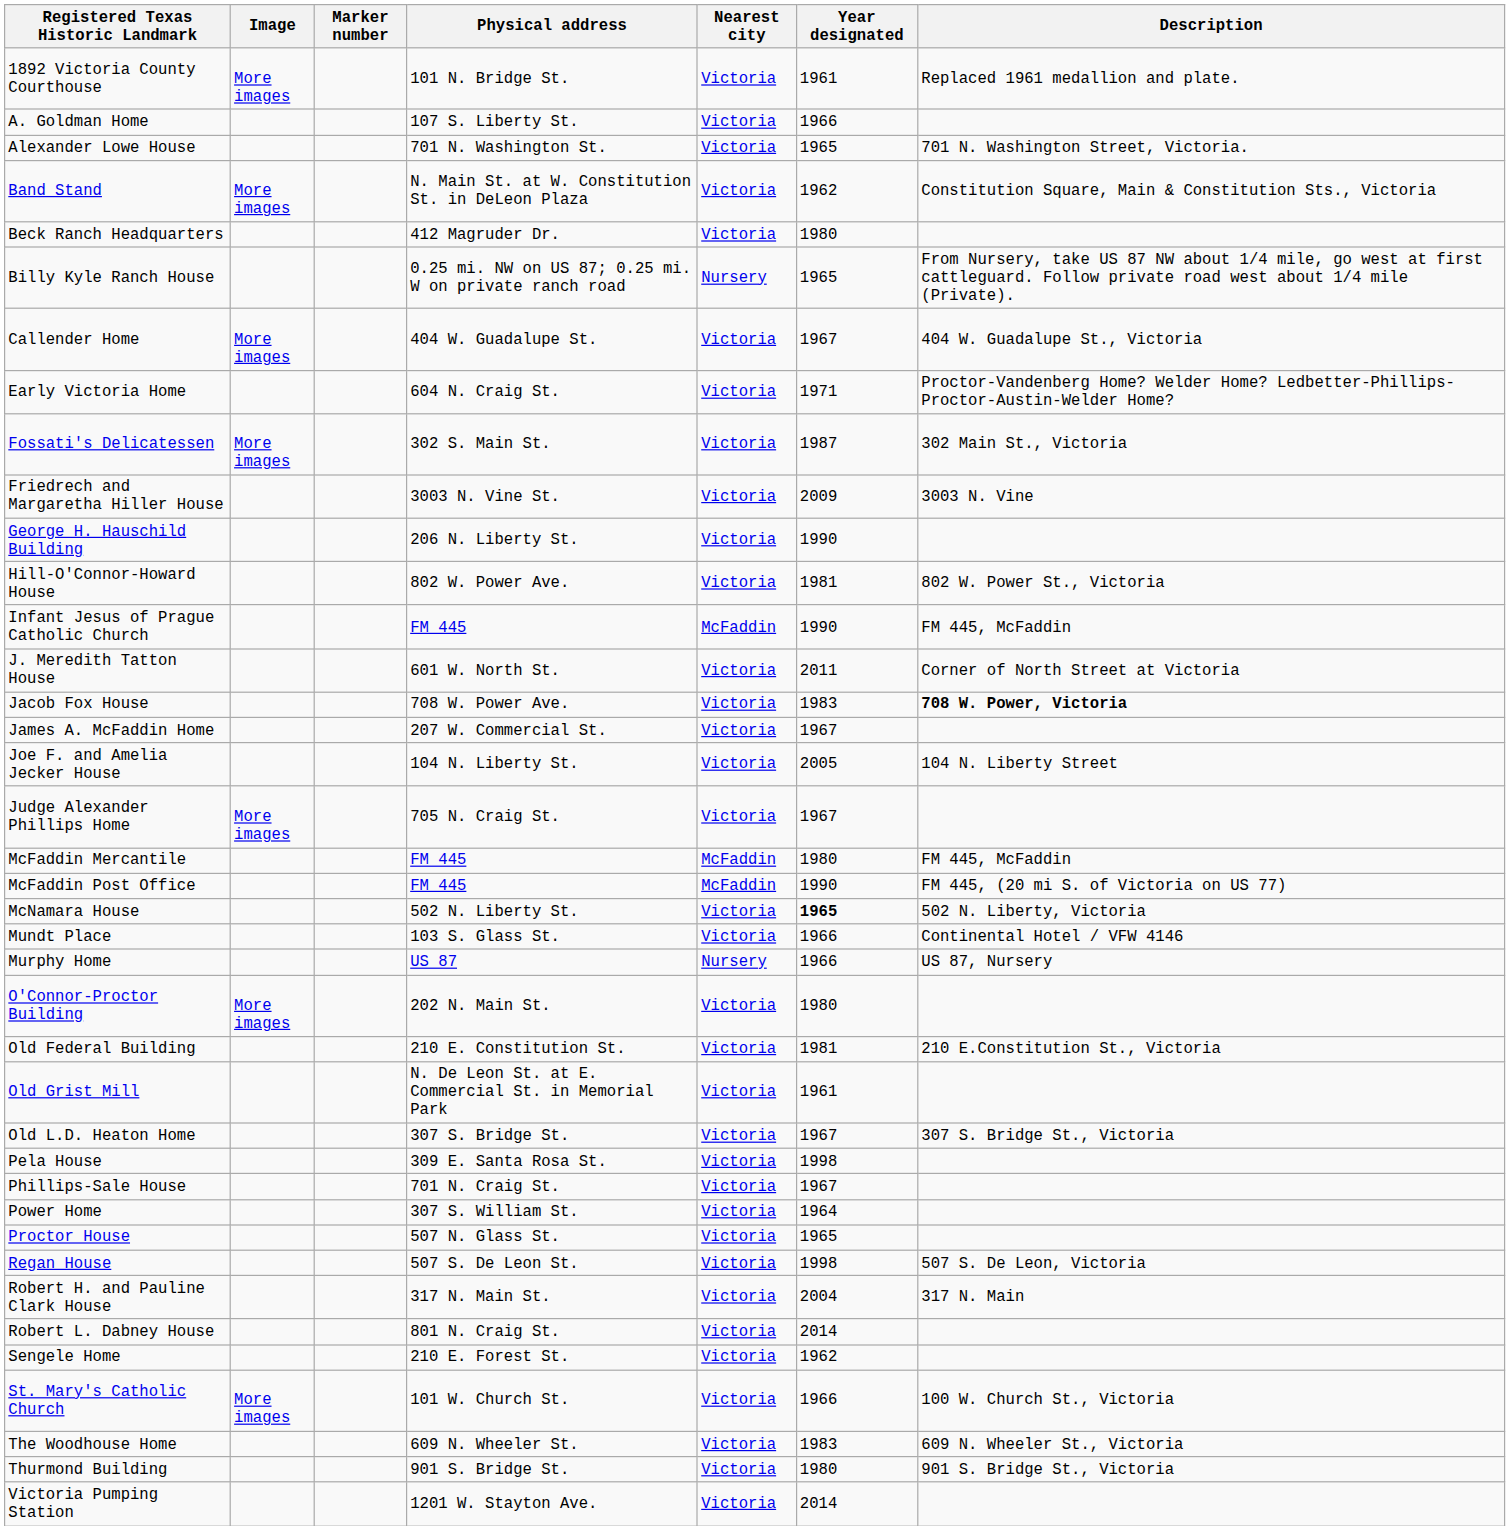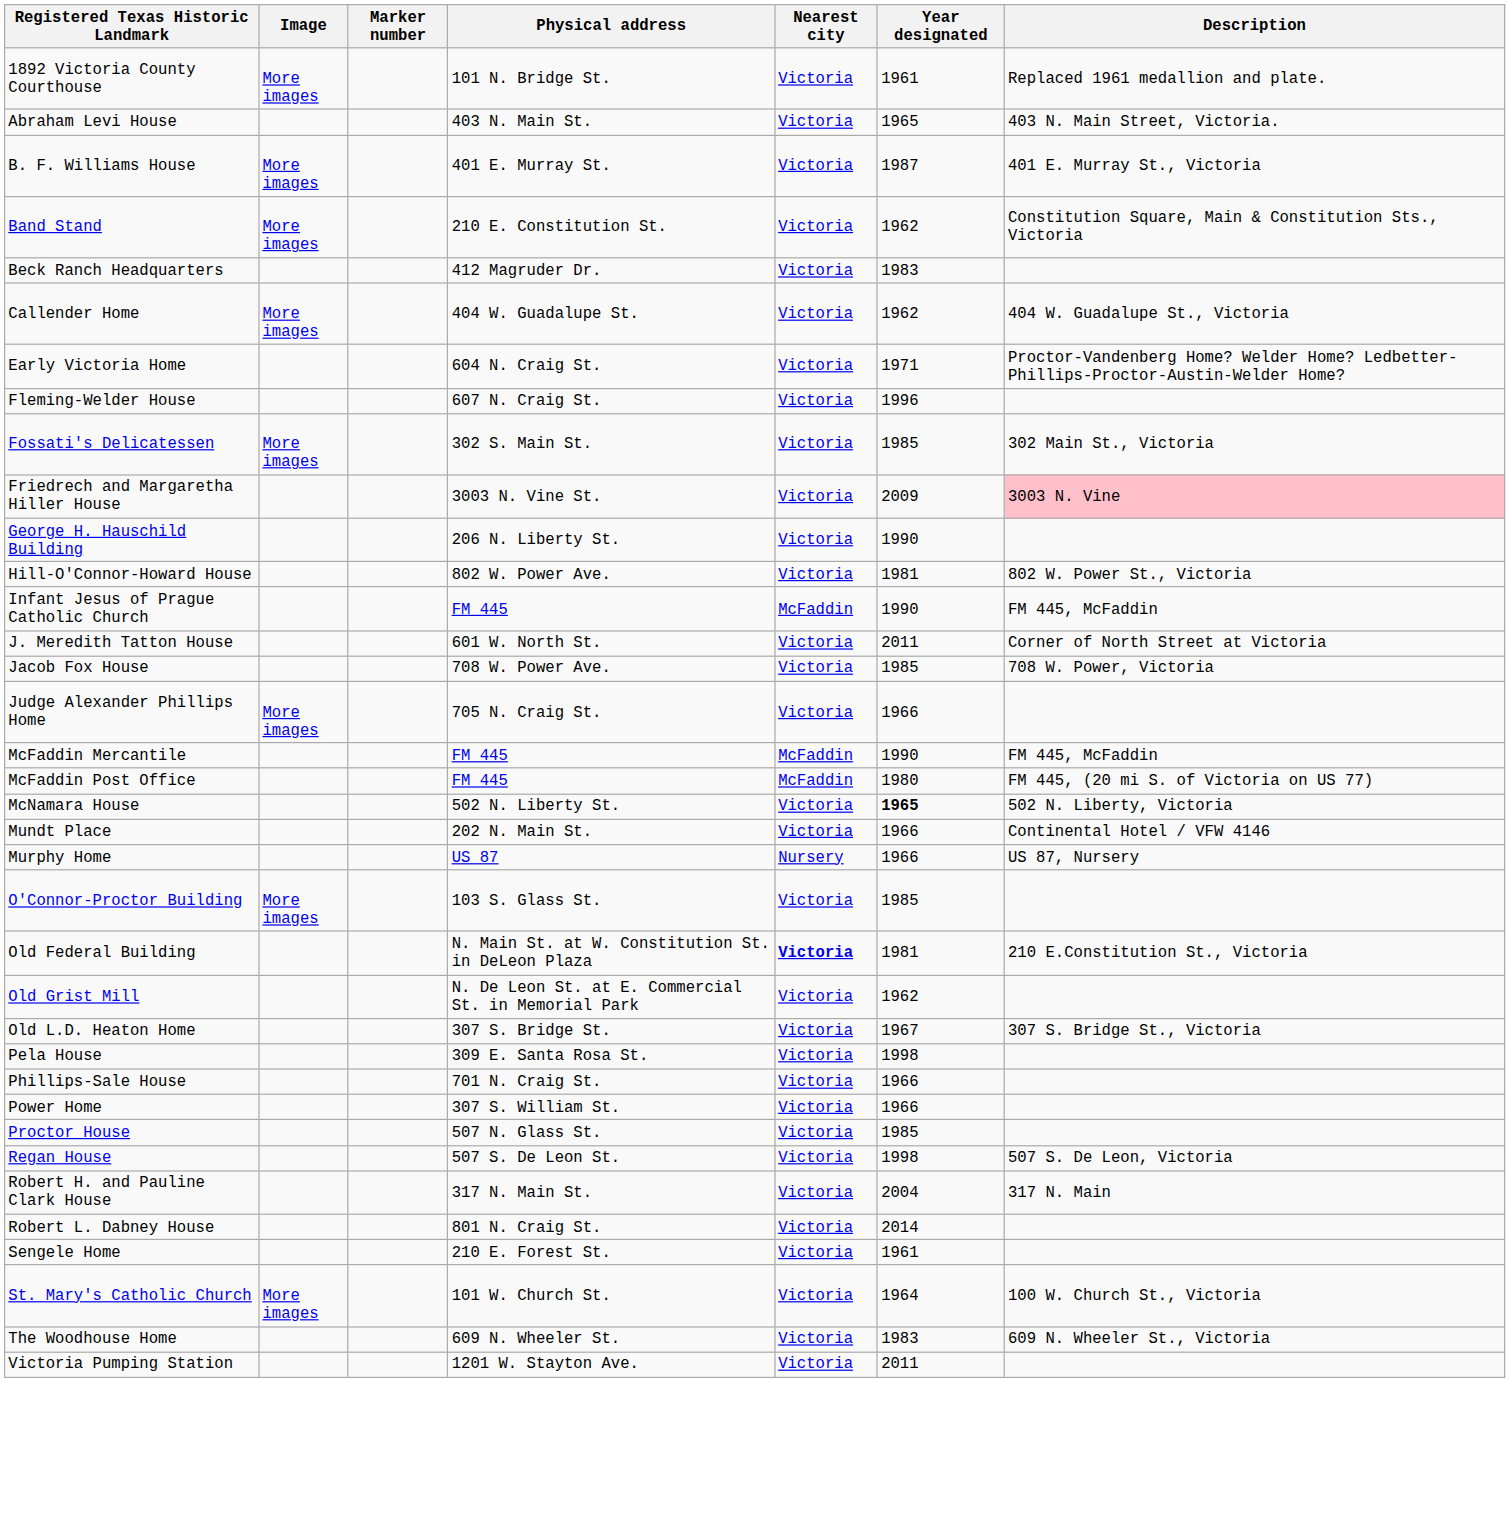- row: (79, 122)
+ row: (93, 122)
- row: (102, 148)
+ row: (102, 166)
(551, 191) N. Main St. at W. Constitution St. in DeLeon Plaza -> (559, 227) 210 E. Constitution St.
(819, 234) 1980 -> (900, 270) 1983
- row: (111, 278)
(819, 339) 1967 -> (900, 314) 1962
+ row: (102, 401)
(819, 444) 1987 -> (900, 444) 1985
(977, 497) no background -> (1064, 497) pink background
(819, 705) 1983 -> (900, 669) 1985
(1024, 705) bold -> (1111, 669) normal
- row: (111, 730)
- row: (88, 765)
(819, 817) 1967 -> (900, 712) 1966
(819, 860) 1980 -> (900, 756) 1990
(819, 886) 1990 -> (900, 781) 1980
(485, 937) 103 S. Glass St. -> (522, 832) 202 N. Main St.
(480, 1006) 202 N. Main St. -> (527, 901) 103 S. Glass St.
(819, 1006) 1980 -> (900, 901) 1985
(518, 1049) 210 E. Constitution St. -> (611, 953) N. Main St. at W. Constitution St. in DeLeon Plaza
(739, 1049) normal -> (816, 953) bold
(819, 1092) 1961 -> (900, 997) 1962
(819, 1187) 1967 -> (900, 1082) 1966
(819, 1212) 1964 -> (900, 1107) 1966
(819, 1237) 1965 -> (900, 1133) 1985
(819, 1357) 1962 -> (900, 1252) 1961
(819, 1401) 1966 -> (900, 1296) 1964
- row: (88, 1469)
(819, 1504) 2014 -> (900, 1365) 2011
